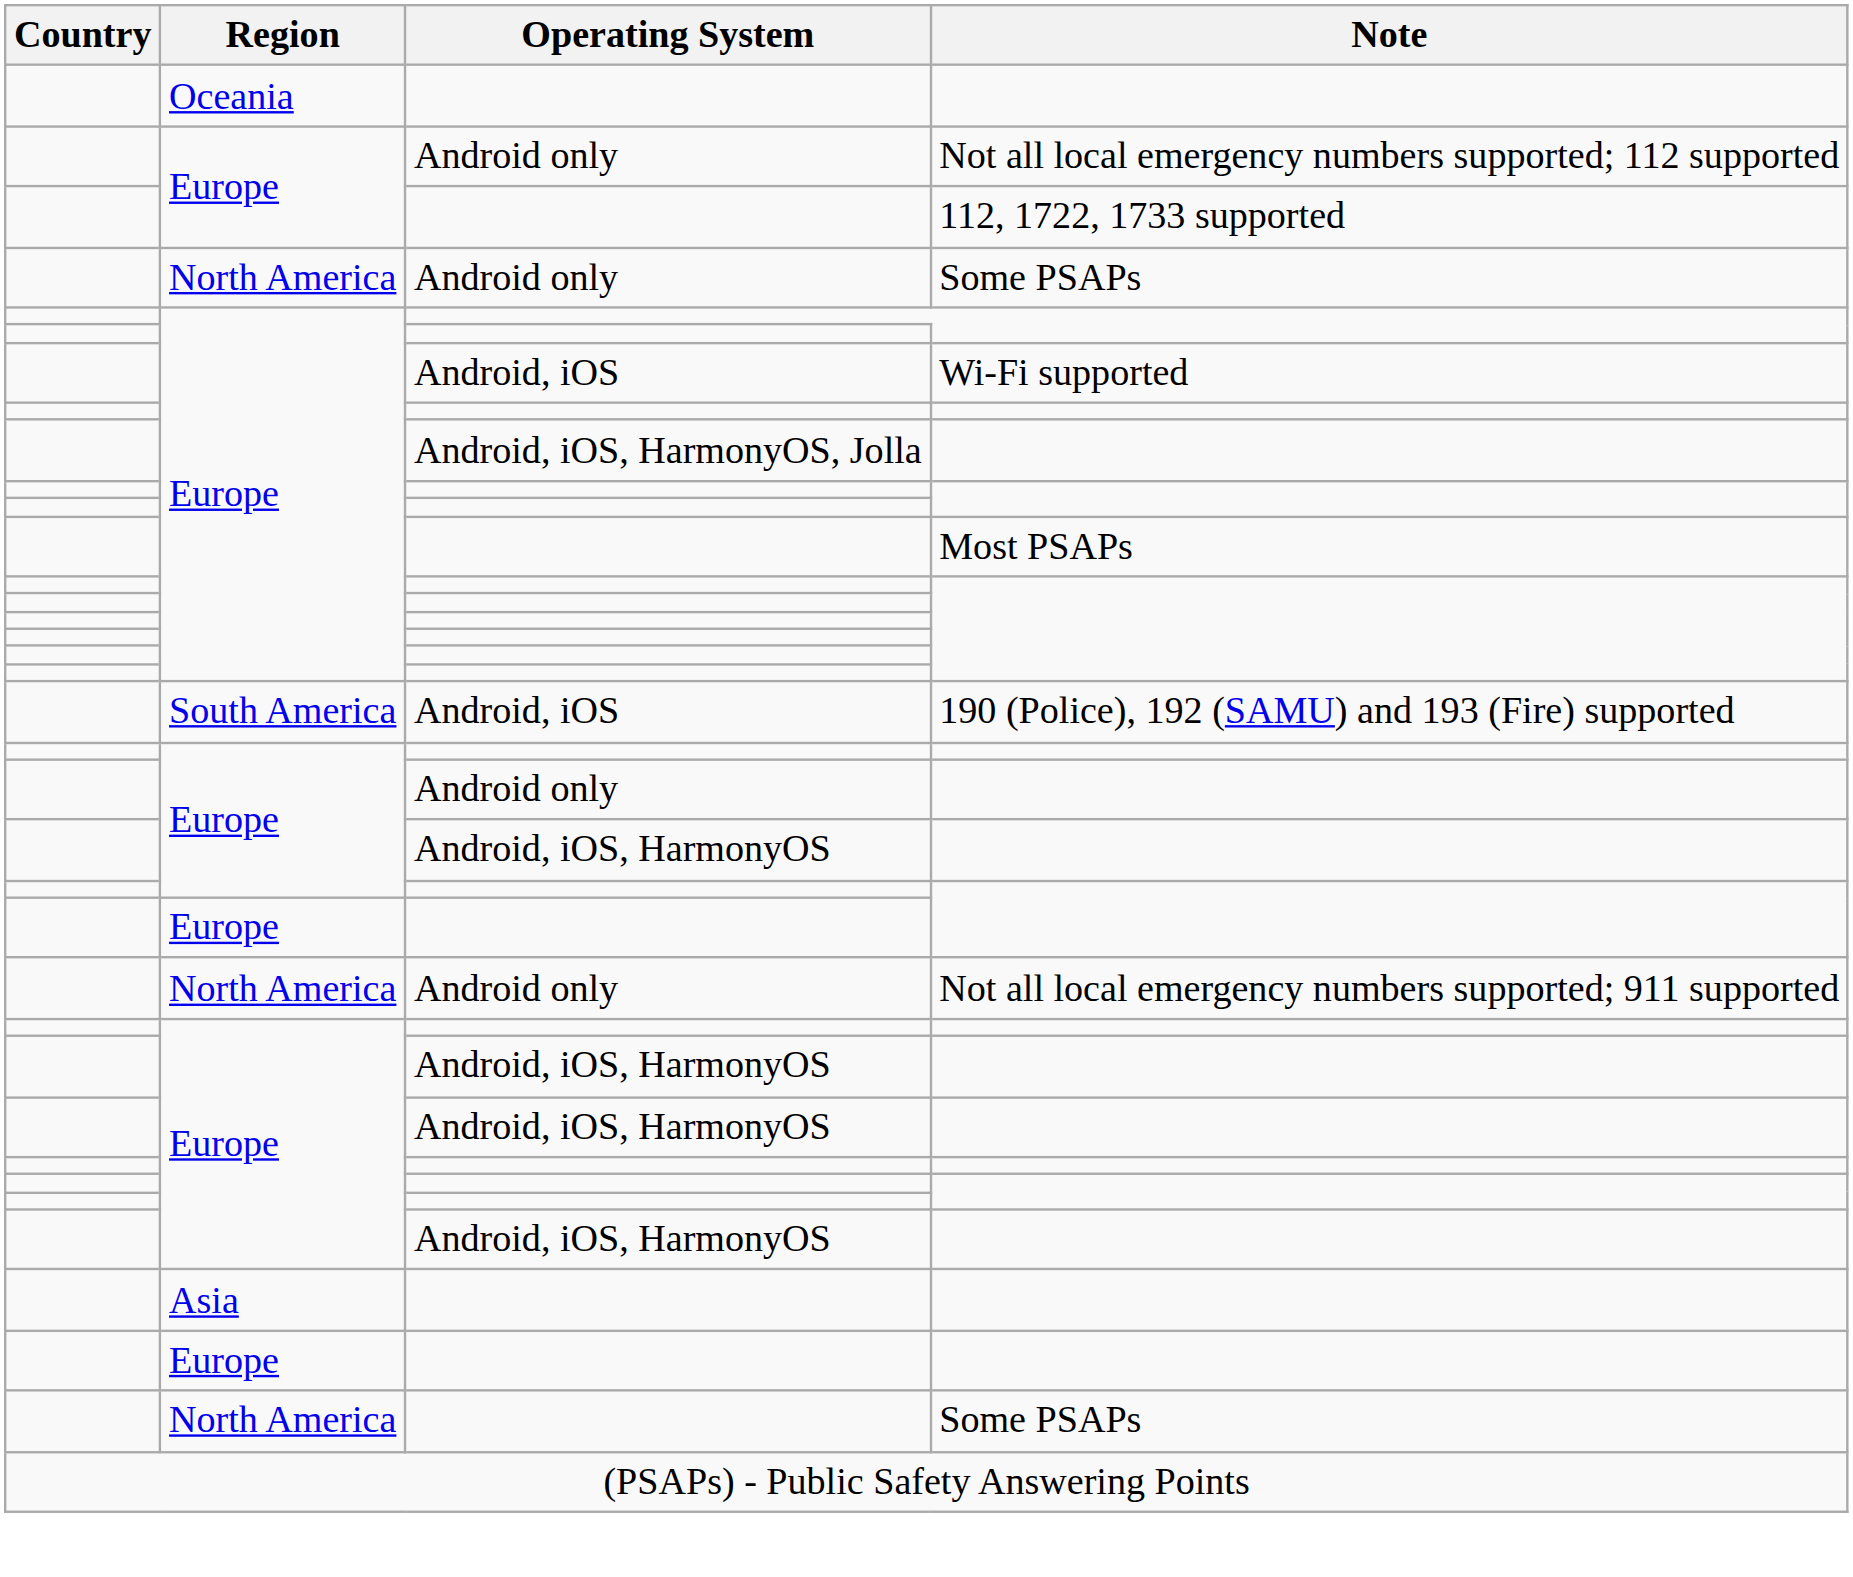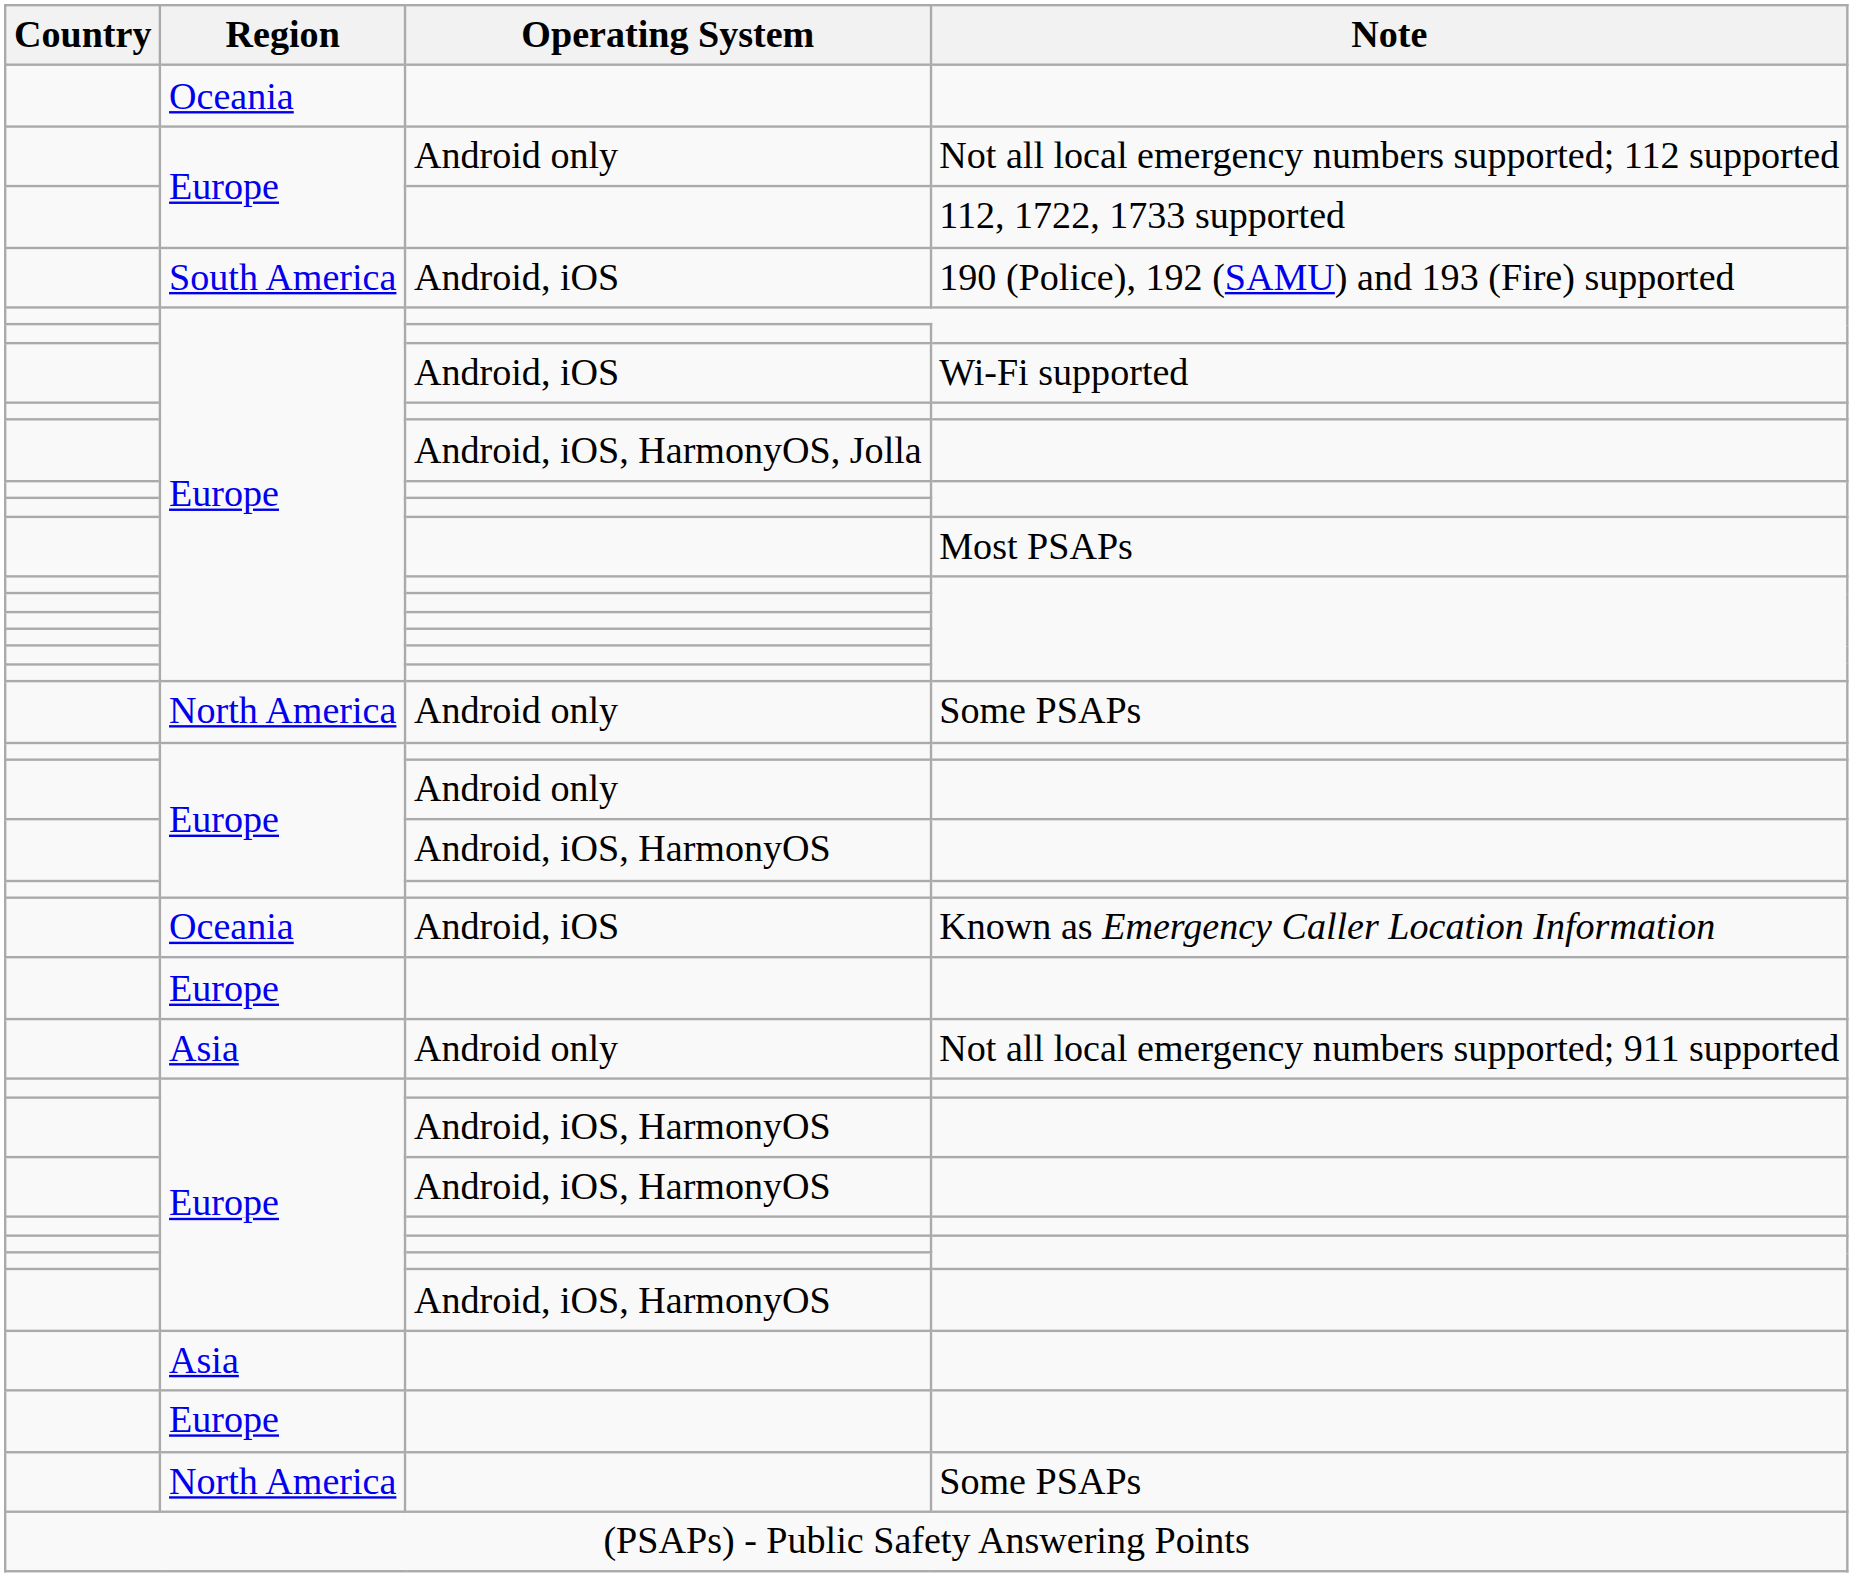rows swapped: (517, 710) <-> (516, 276)
+ row: (517, 927)
(283, 987) North America -> (204, 1047) Asia
